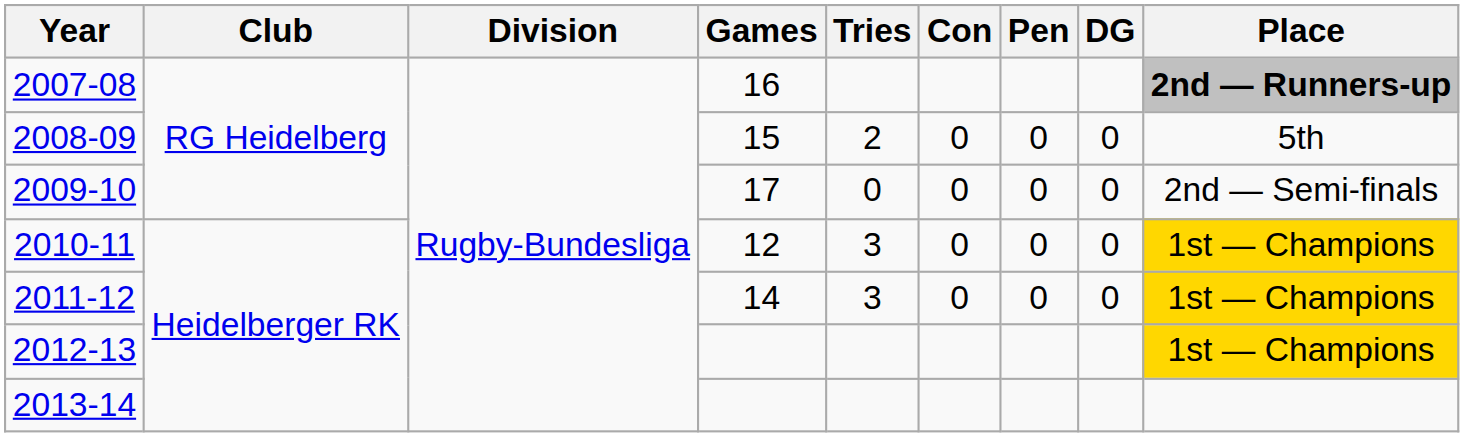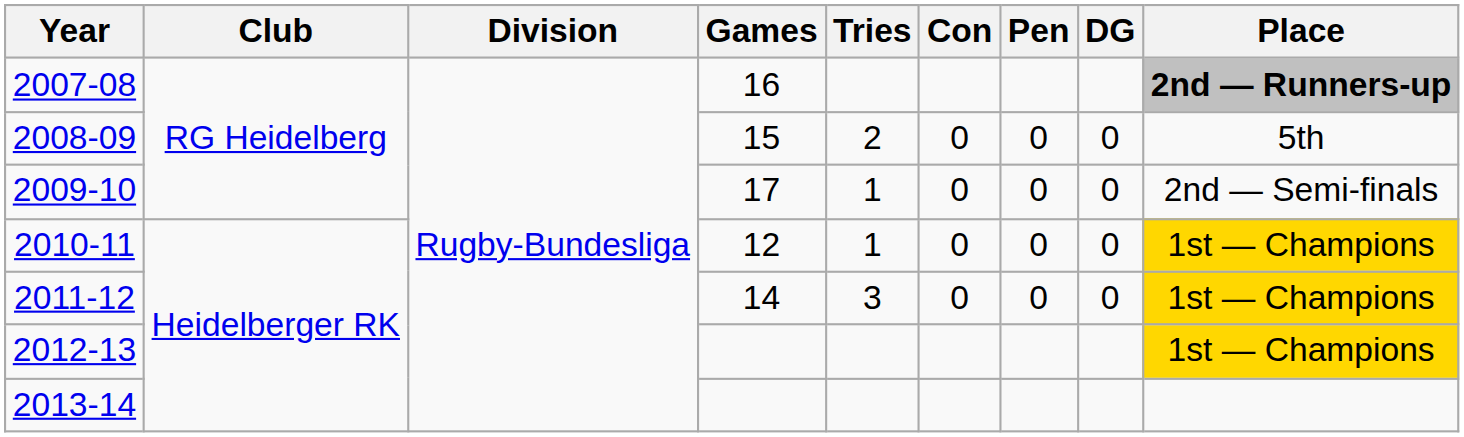(872, 191) 0 -> (872, 191) 1
(872, 244) 3 -> (872, 244) 1
